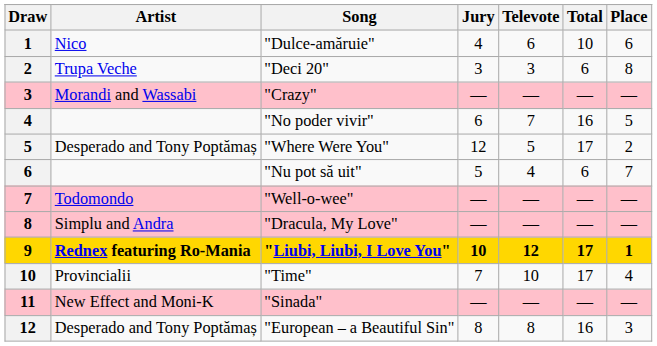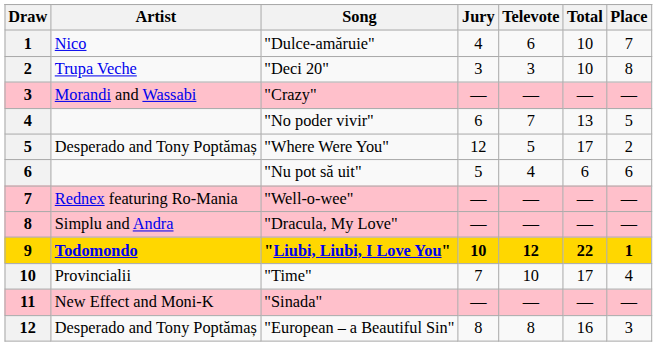(629, 43) 6 -> (629, 43) 7
(585, 69) 6 -> (585, 69) 10
(585, 120) 16 -> (585, 120) 13
(629, 172) 7 -> (629, 172) 6
(94, 198) Todomondo -> (146, 198) Rednex featuring Ro-Mania
(153, 250) Rednex featuring Ro-Mania -> (96, 250) Todomondo
(585, 250) 17 -> (585, 250) 22
